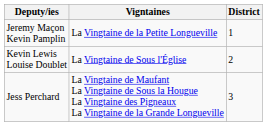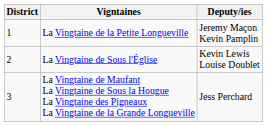columns swapped: (244, 12) <-> (37, 12)
